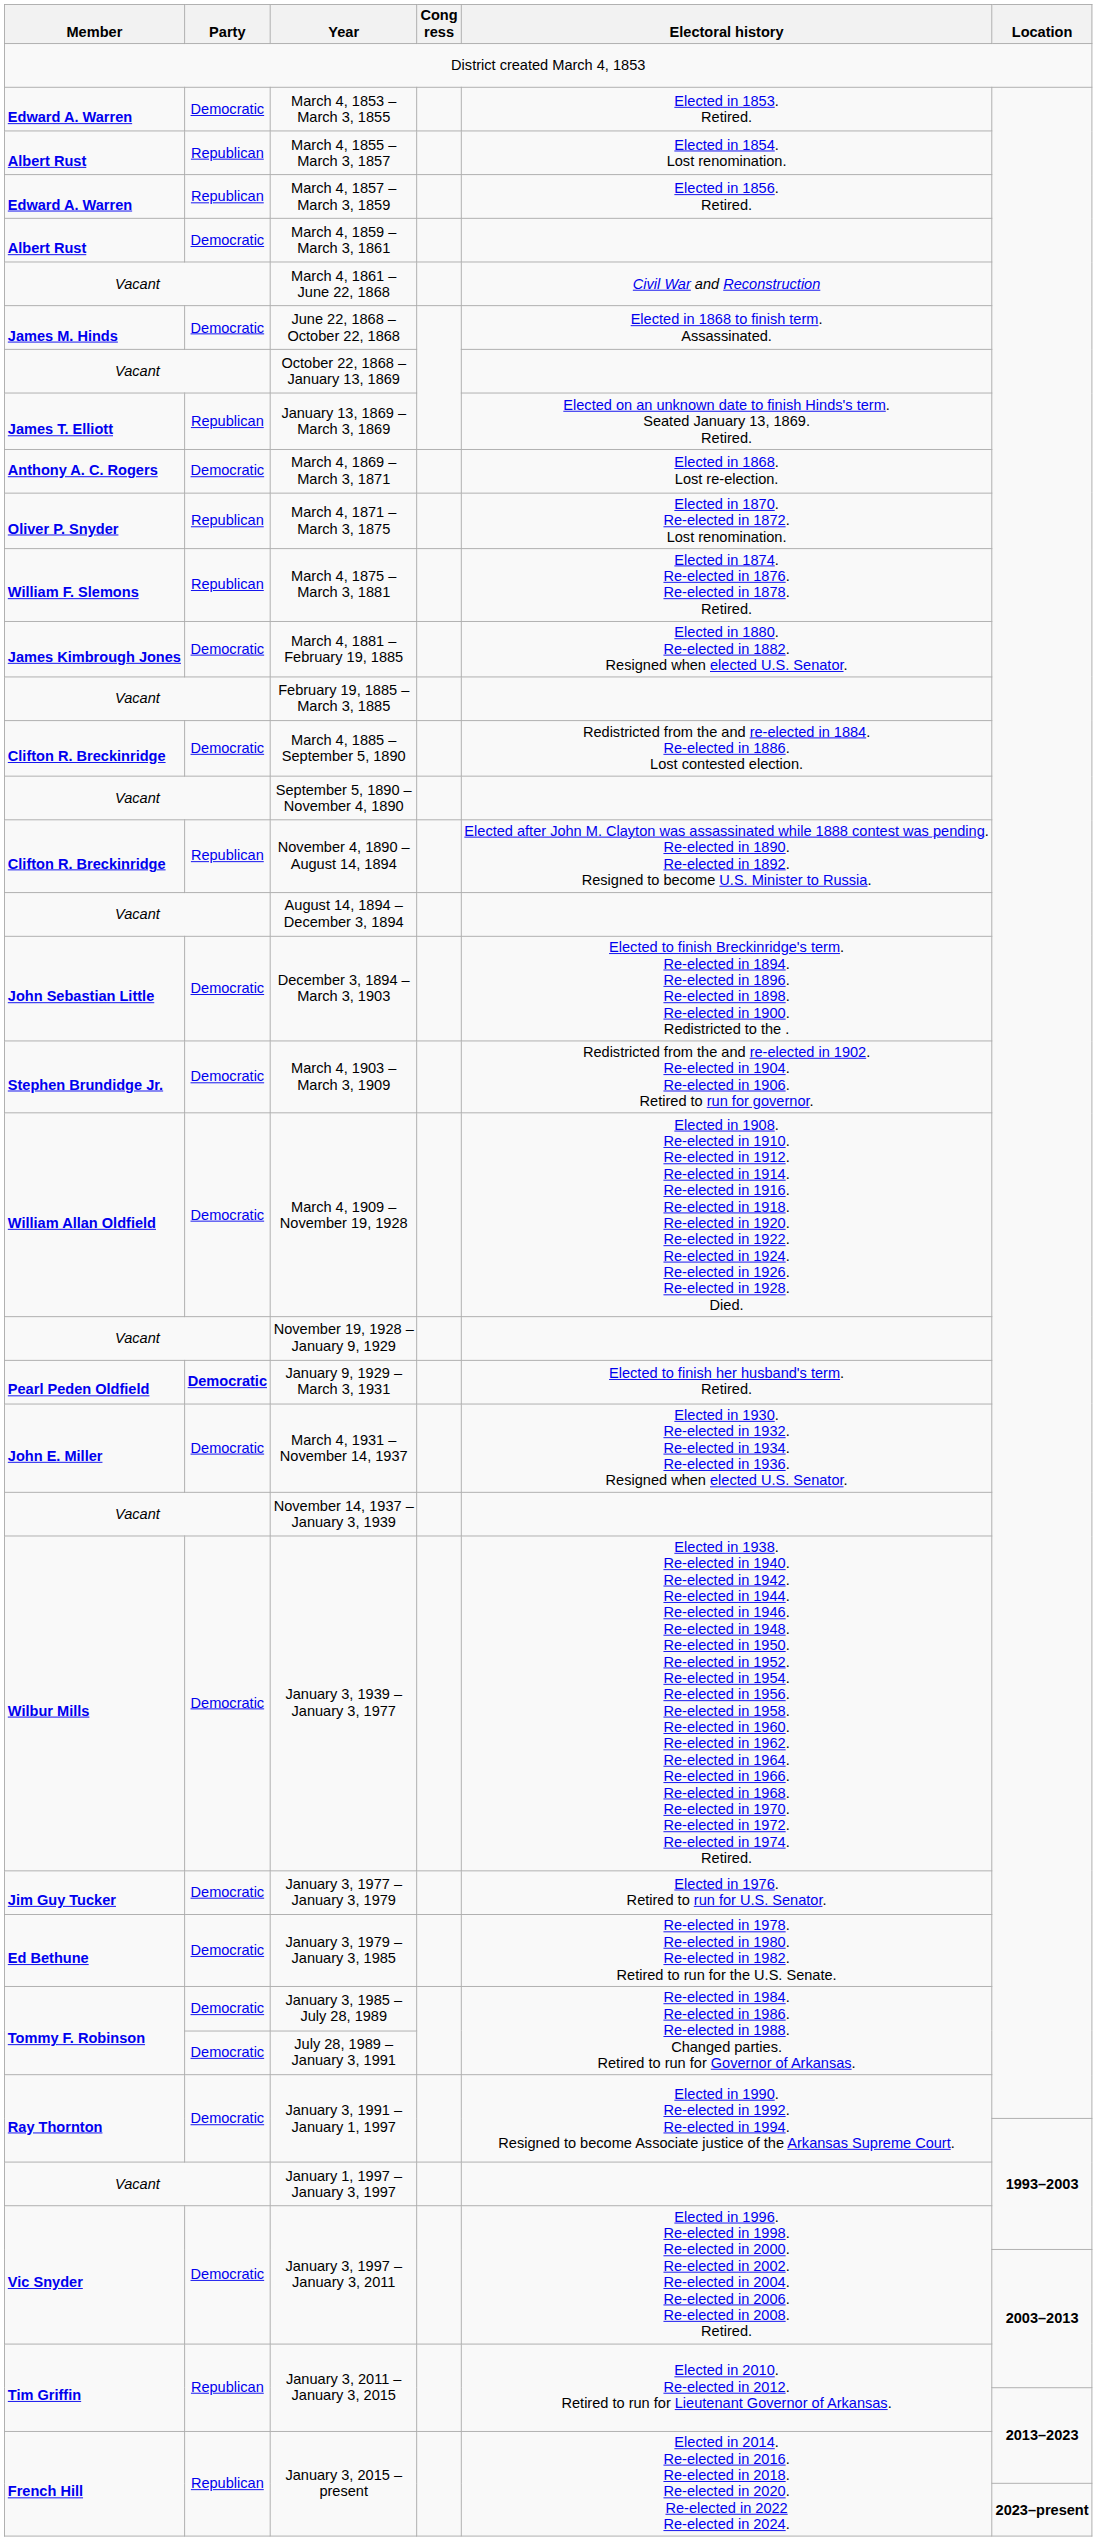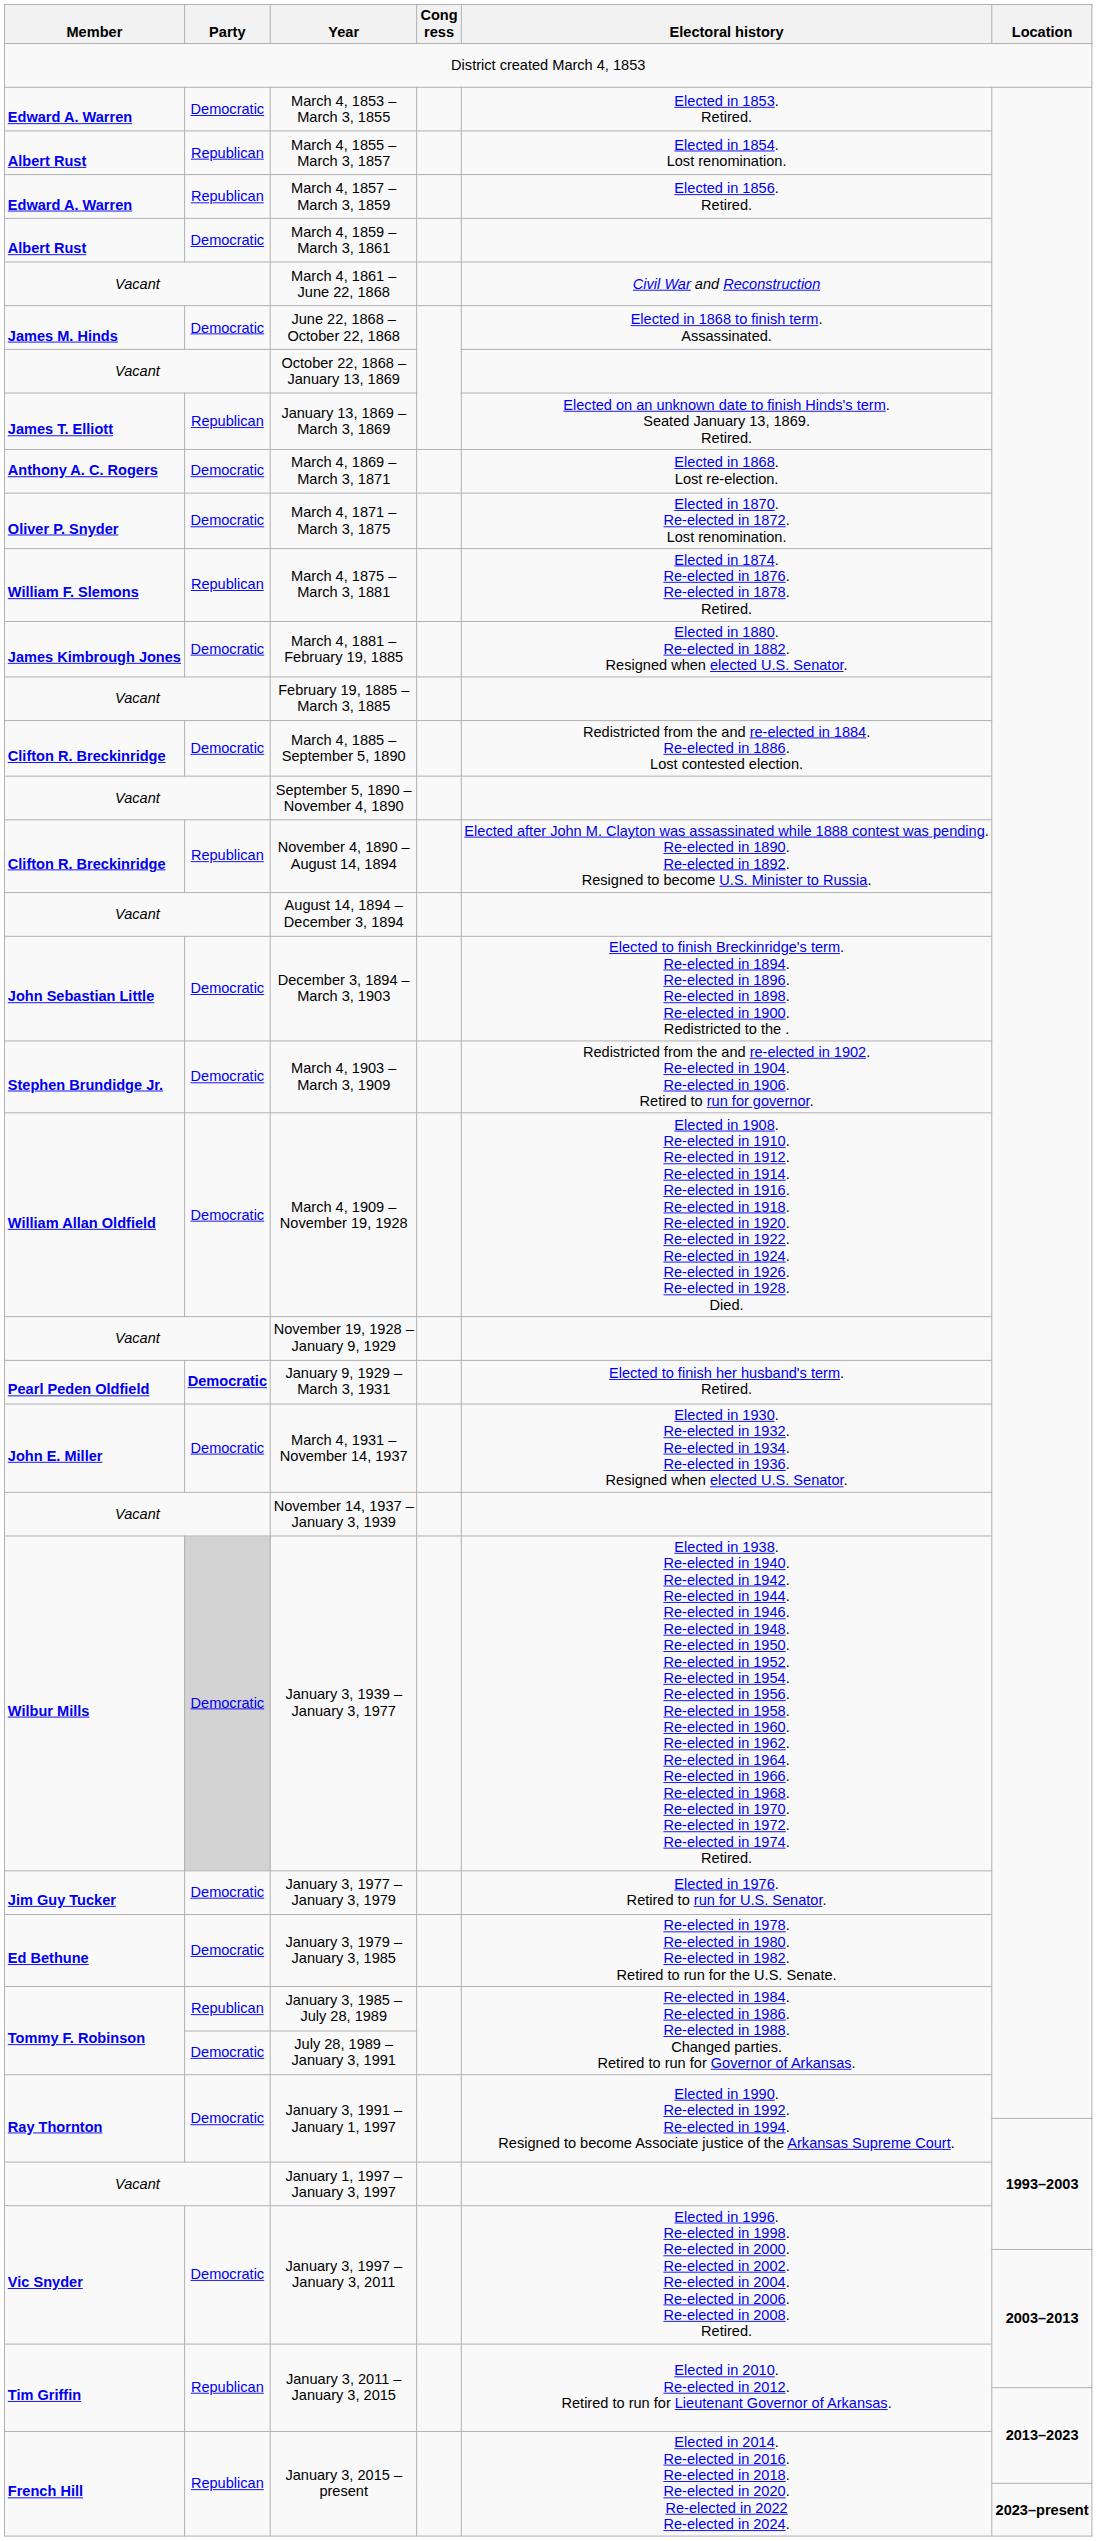(227, 520) Republican -> (227, 520) Democratic
(227, 1703) no background -> (227, 1703) lightgrey background
(227, 2008) Democratic -> (227, 2008) Republican
